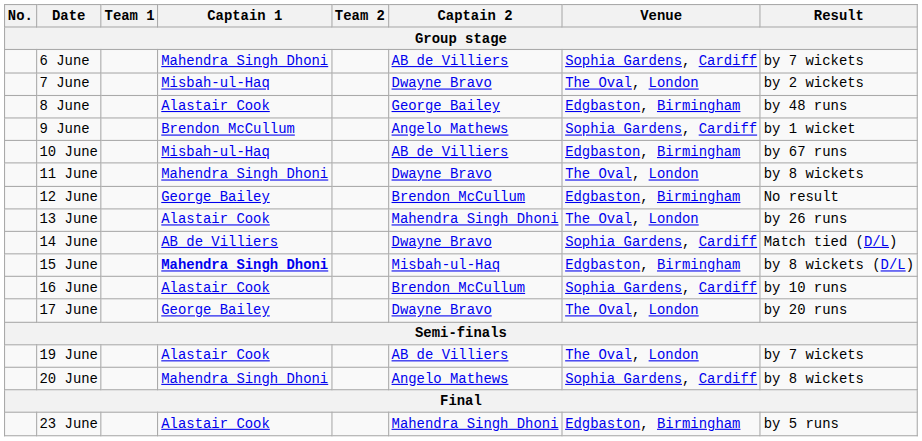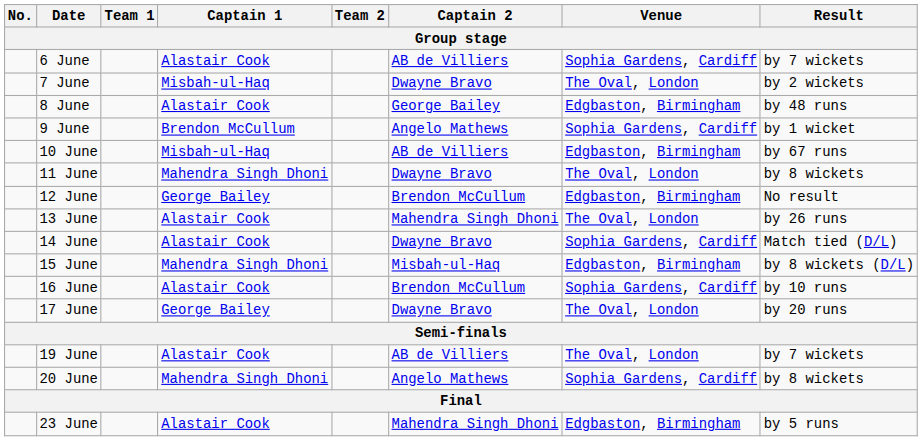(245, 61) Mahendra Singh Dhoni -> (216, 61) Alastair Cook
(220, 243) AB de Villiers -> (216, 243) Alastair Cook
(245, 265) bold -> (245, 265) normal
